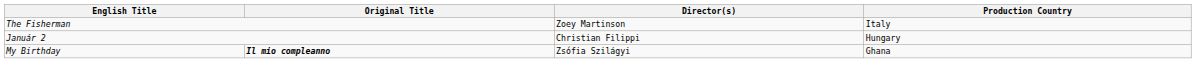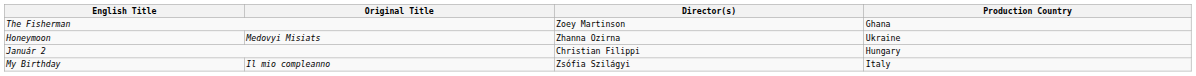(878, 24) Italy -> (878, 24) Ghana
+ row: (28, 38)
(288, 51) bold -> (288, 64) normal
(878, 51) Ghana -> (878, 64) Italy
